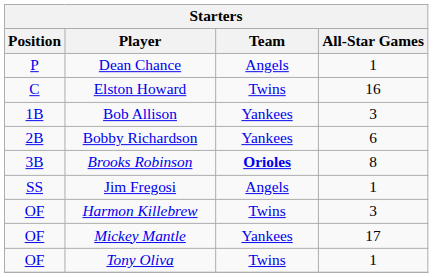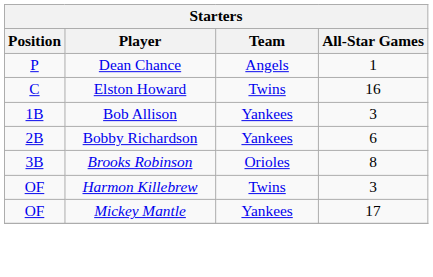(267, 162) bold -> (267, 162) normal
- row: (140, 187)
- row: (140, 260)
